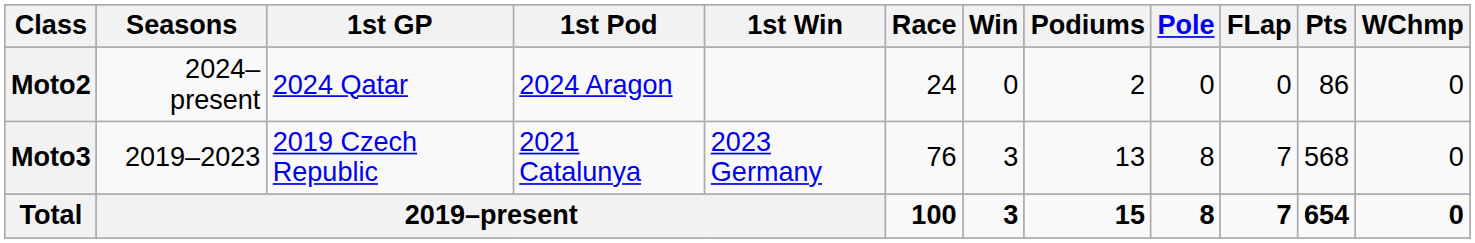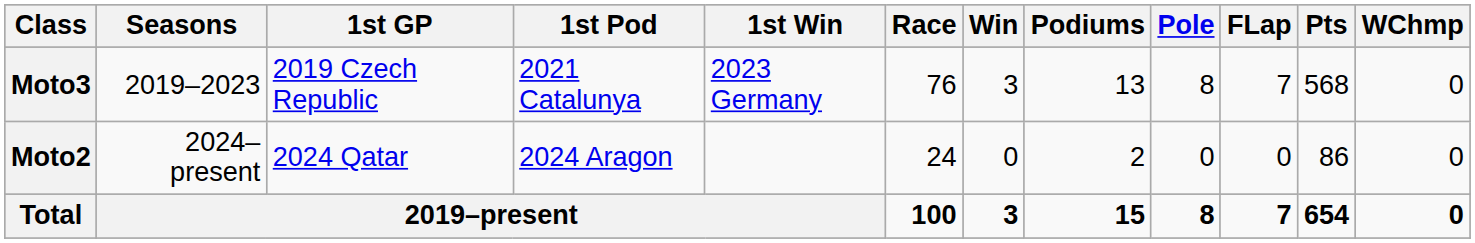rows swapped: (51, 157) <-> (51, 84)
